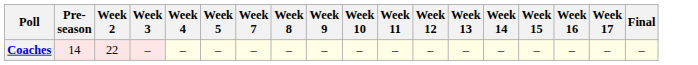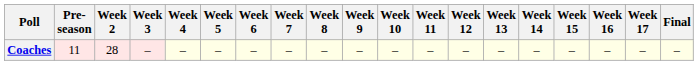+ column: (254, 22)
(74, 50) 14 -> (74, 50) 11
(112, 50) 22 -> (112, 50) 28
